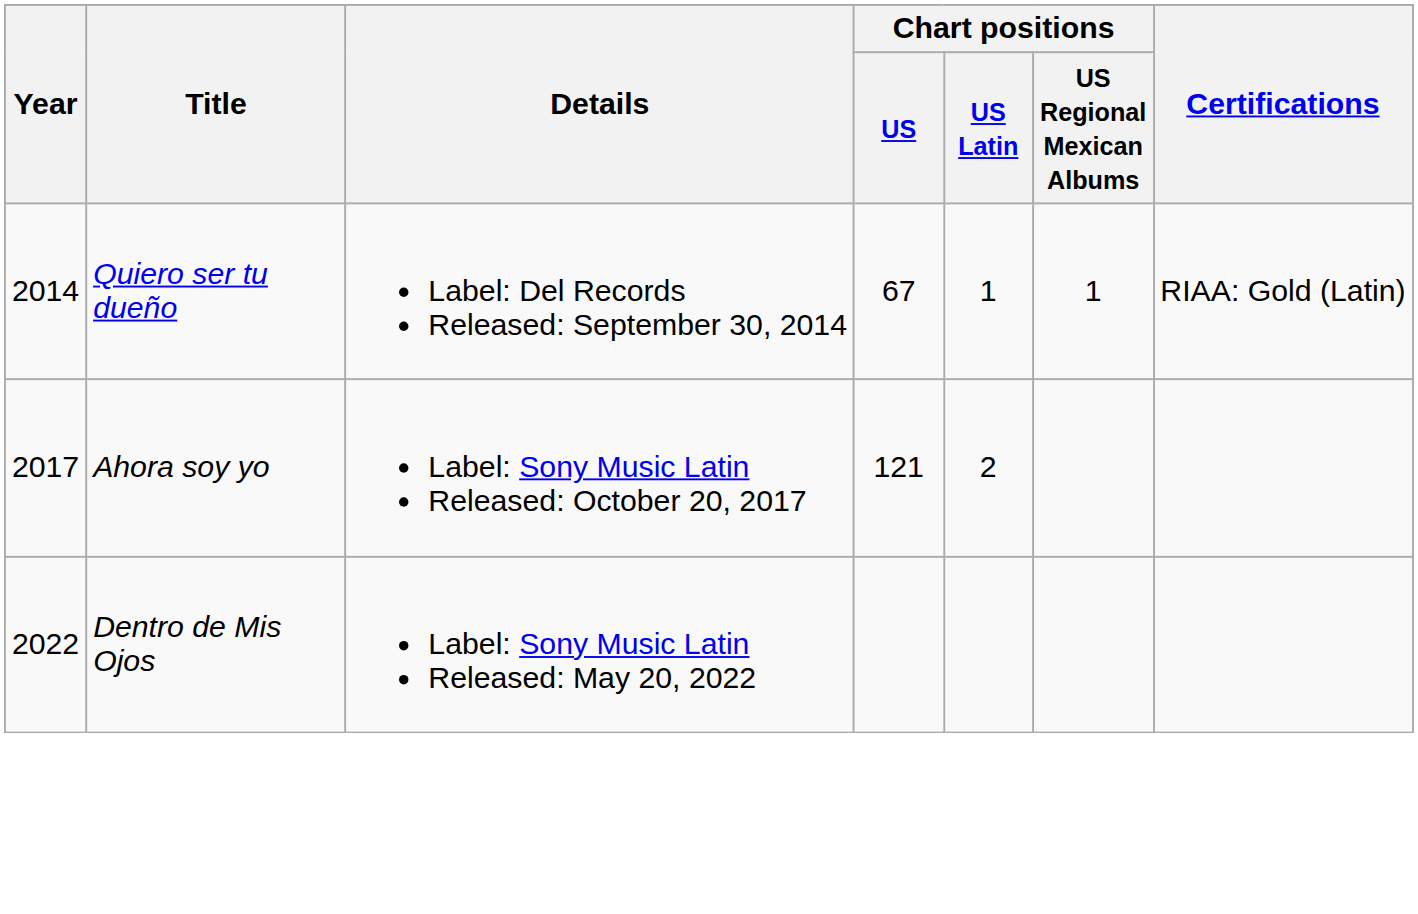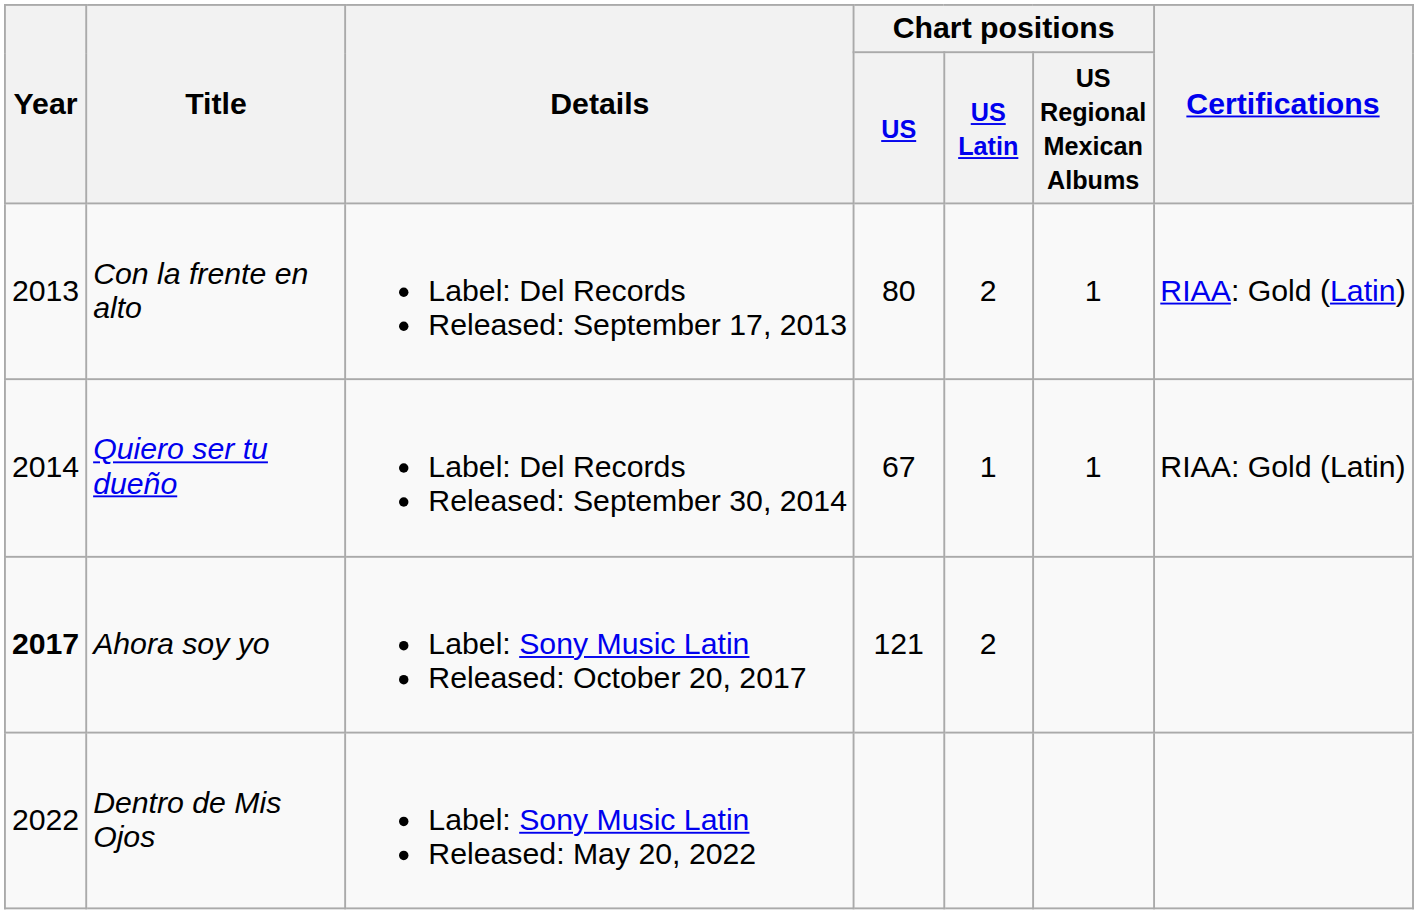+ row: (201, 290)
(46, 467) normal -> (46, 643) bold
